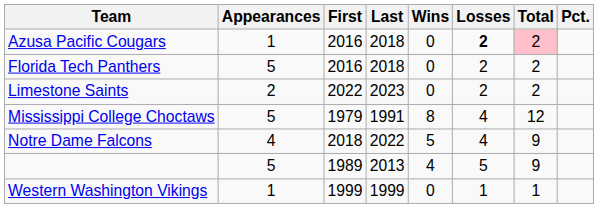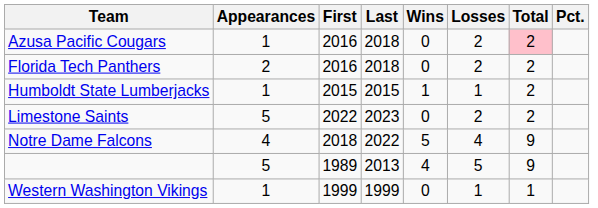(483, 41) bold -> (478, 41) normal
(271, 66) 5 -> (266, 66) 2
+ row: (109, 91)
(271, 91) 2 -> (266, 116) 5
- row: (111, 116)
